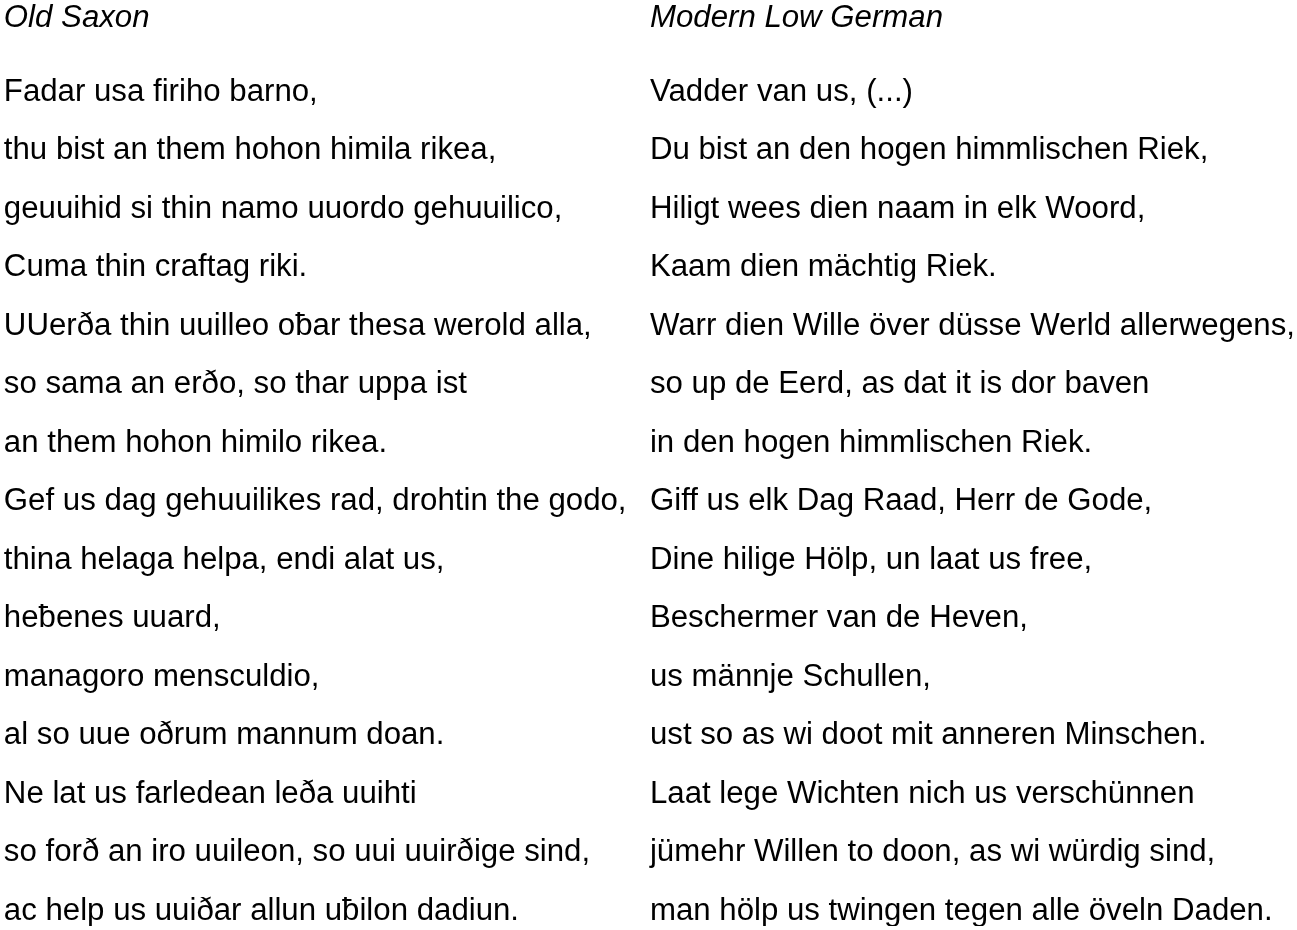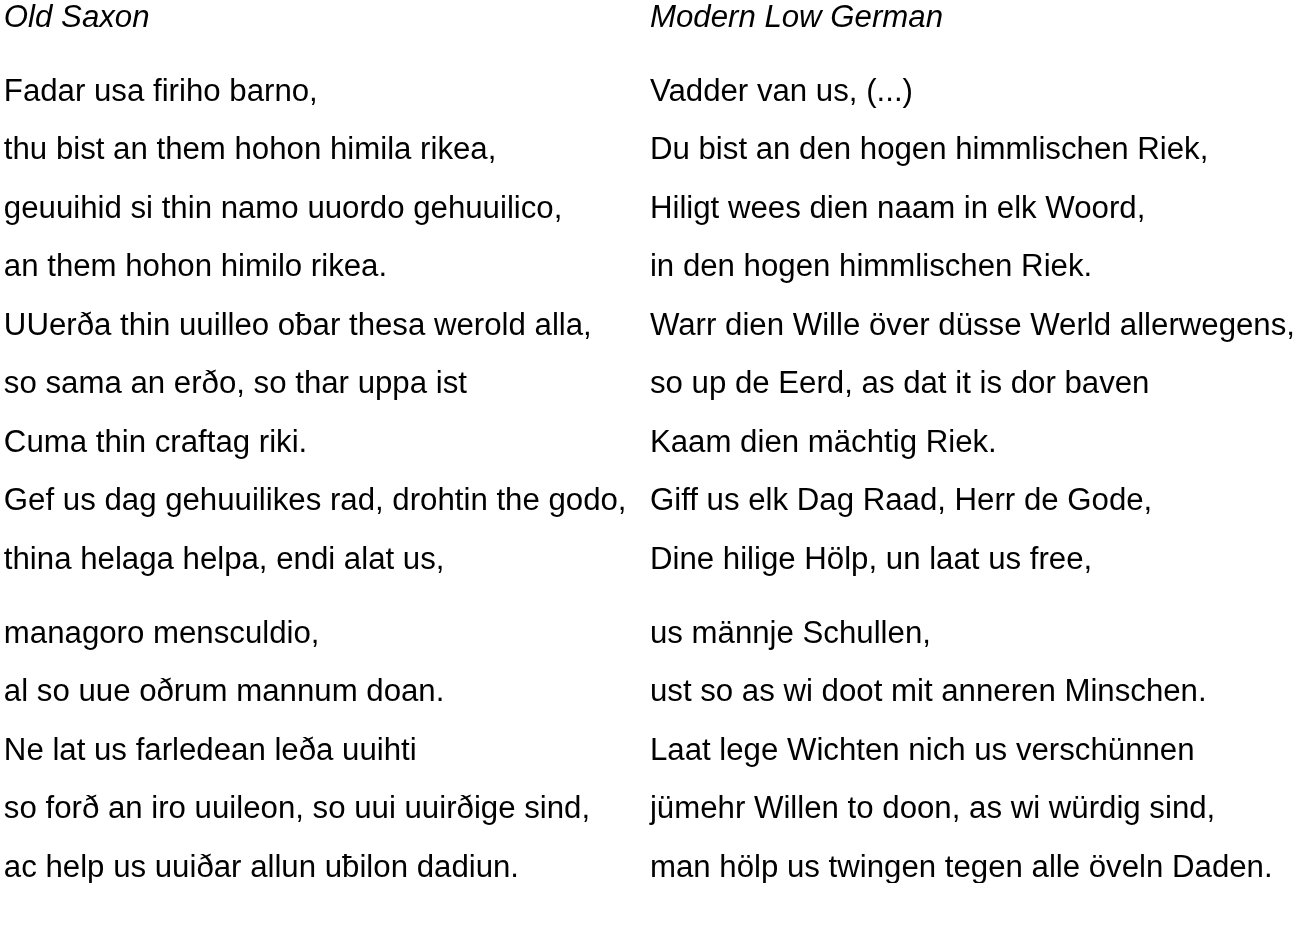rows swapped: (156, 266) <-> (195, 441)
- row: (112, 617)
